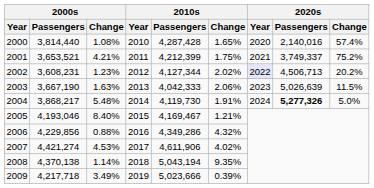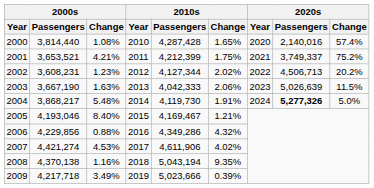(260, 72) lavender background -> (260, 72) no background
(106, 161) 1.14% -> (106, 161) 1.16%
